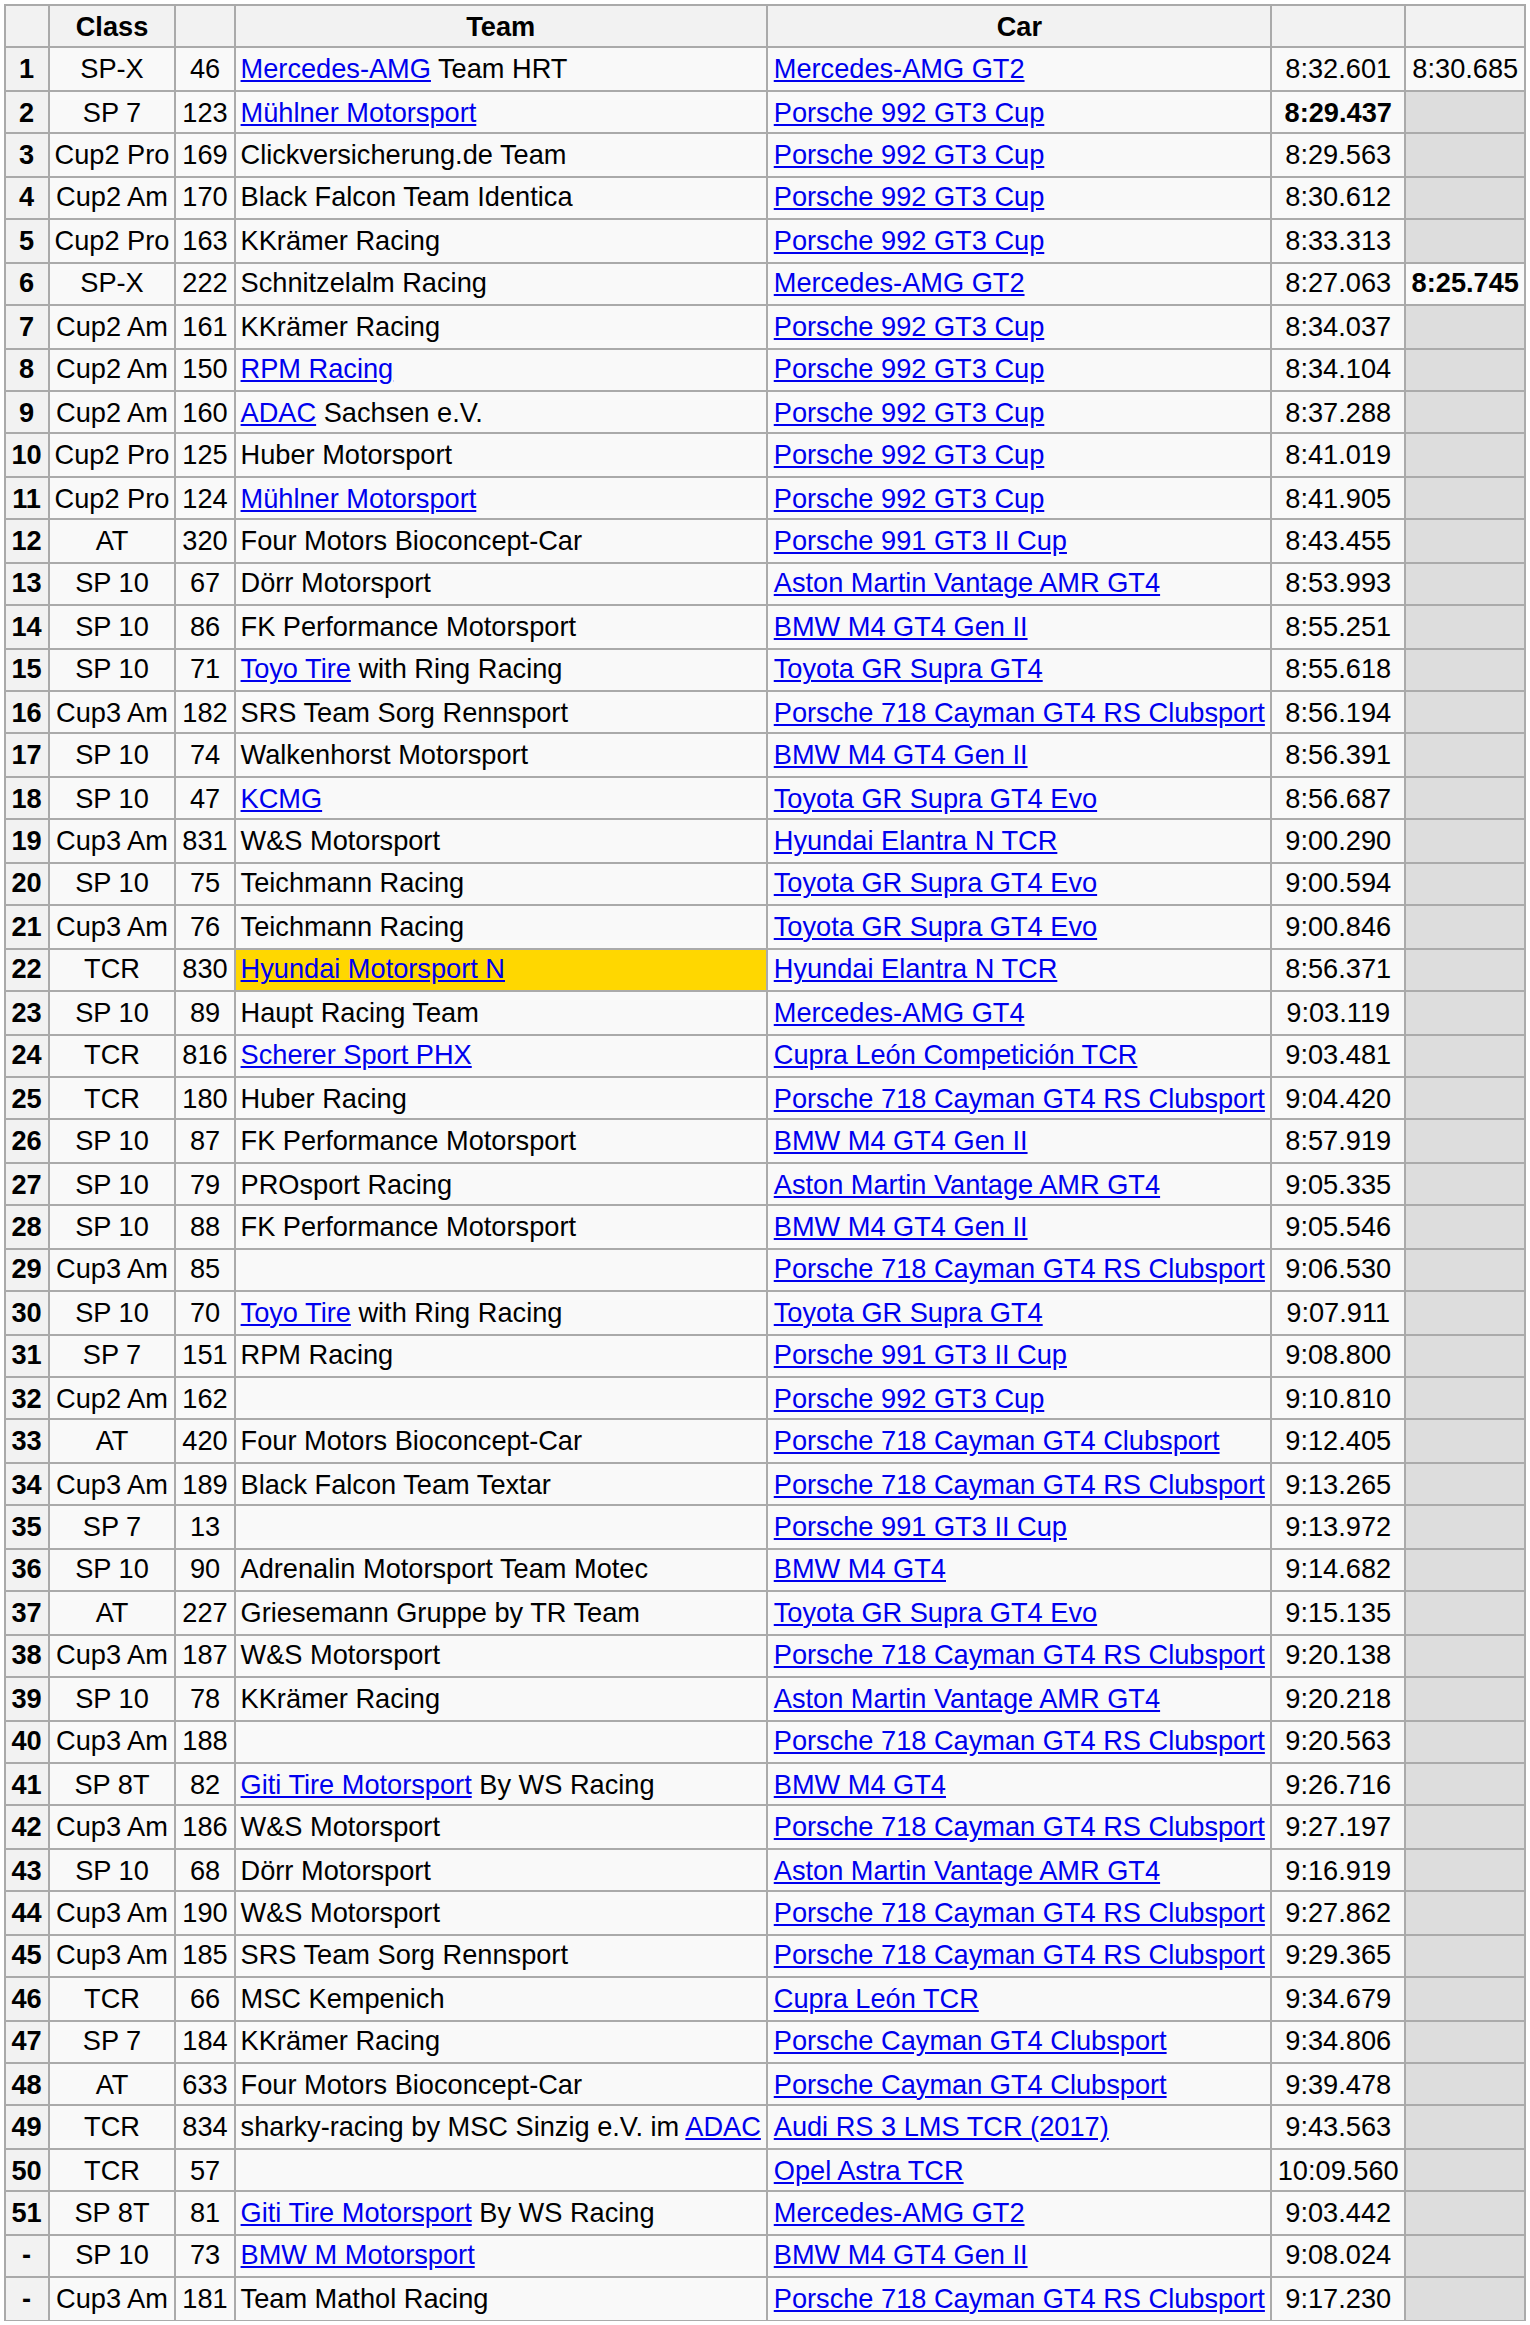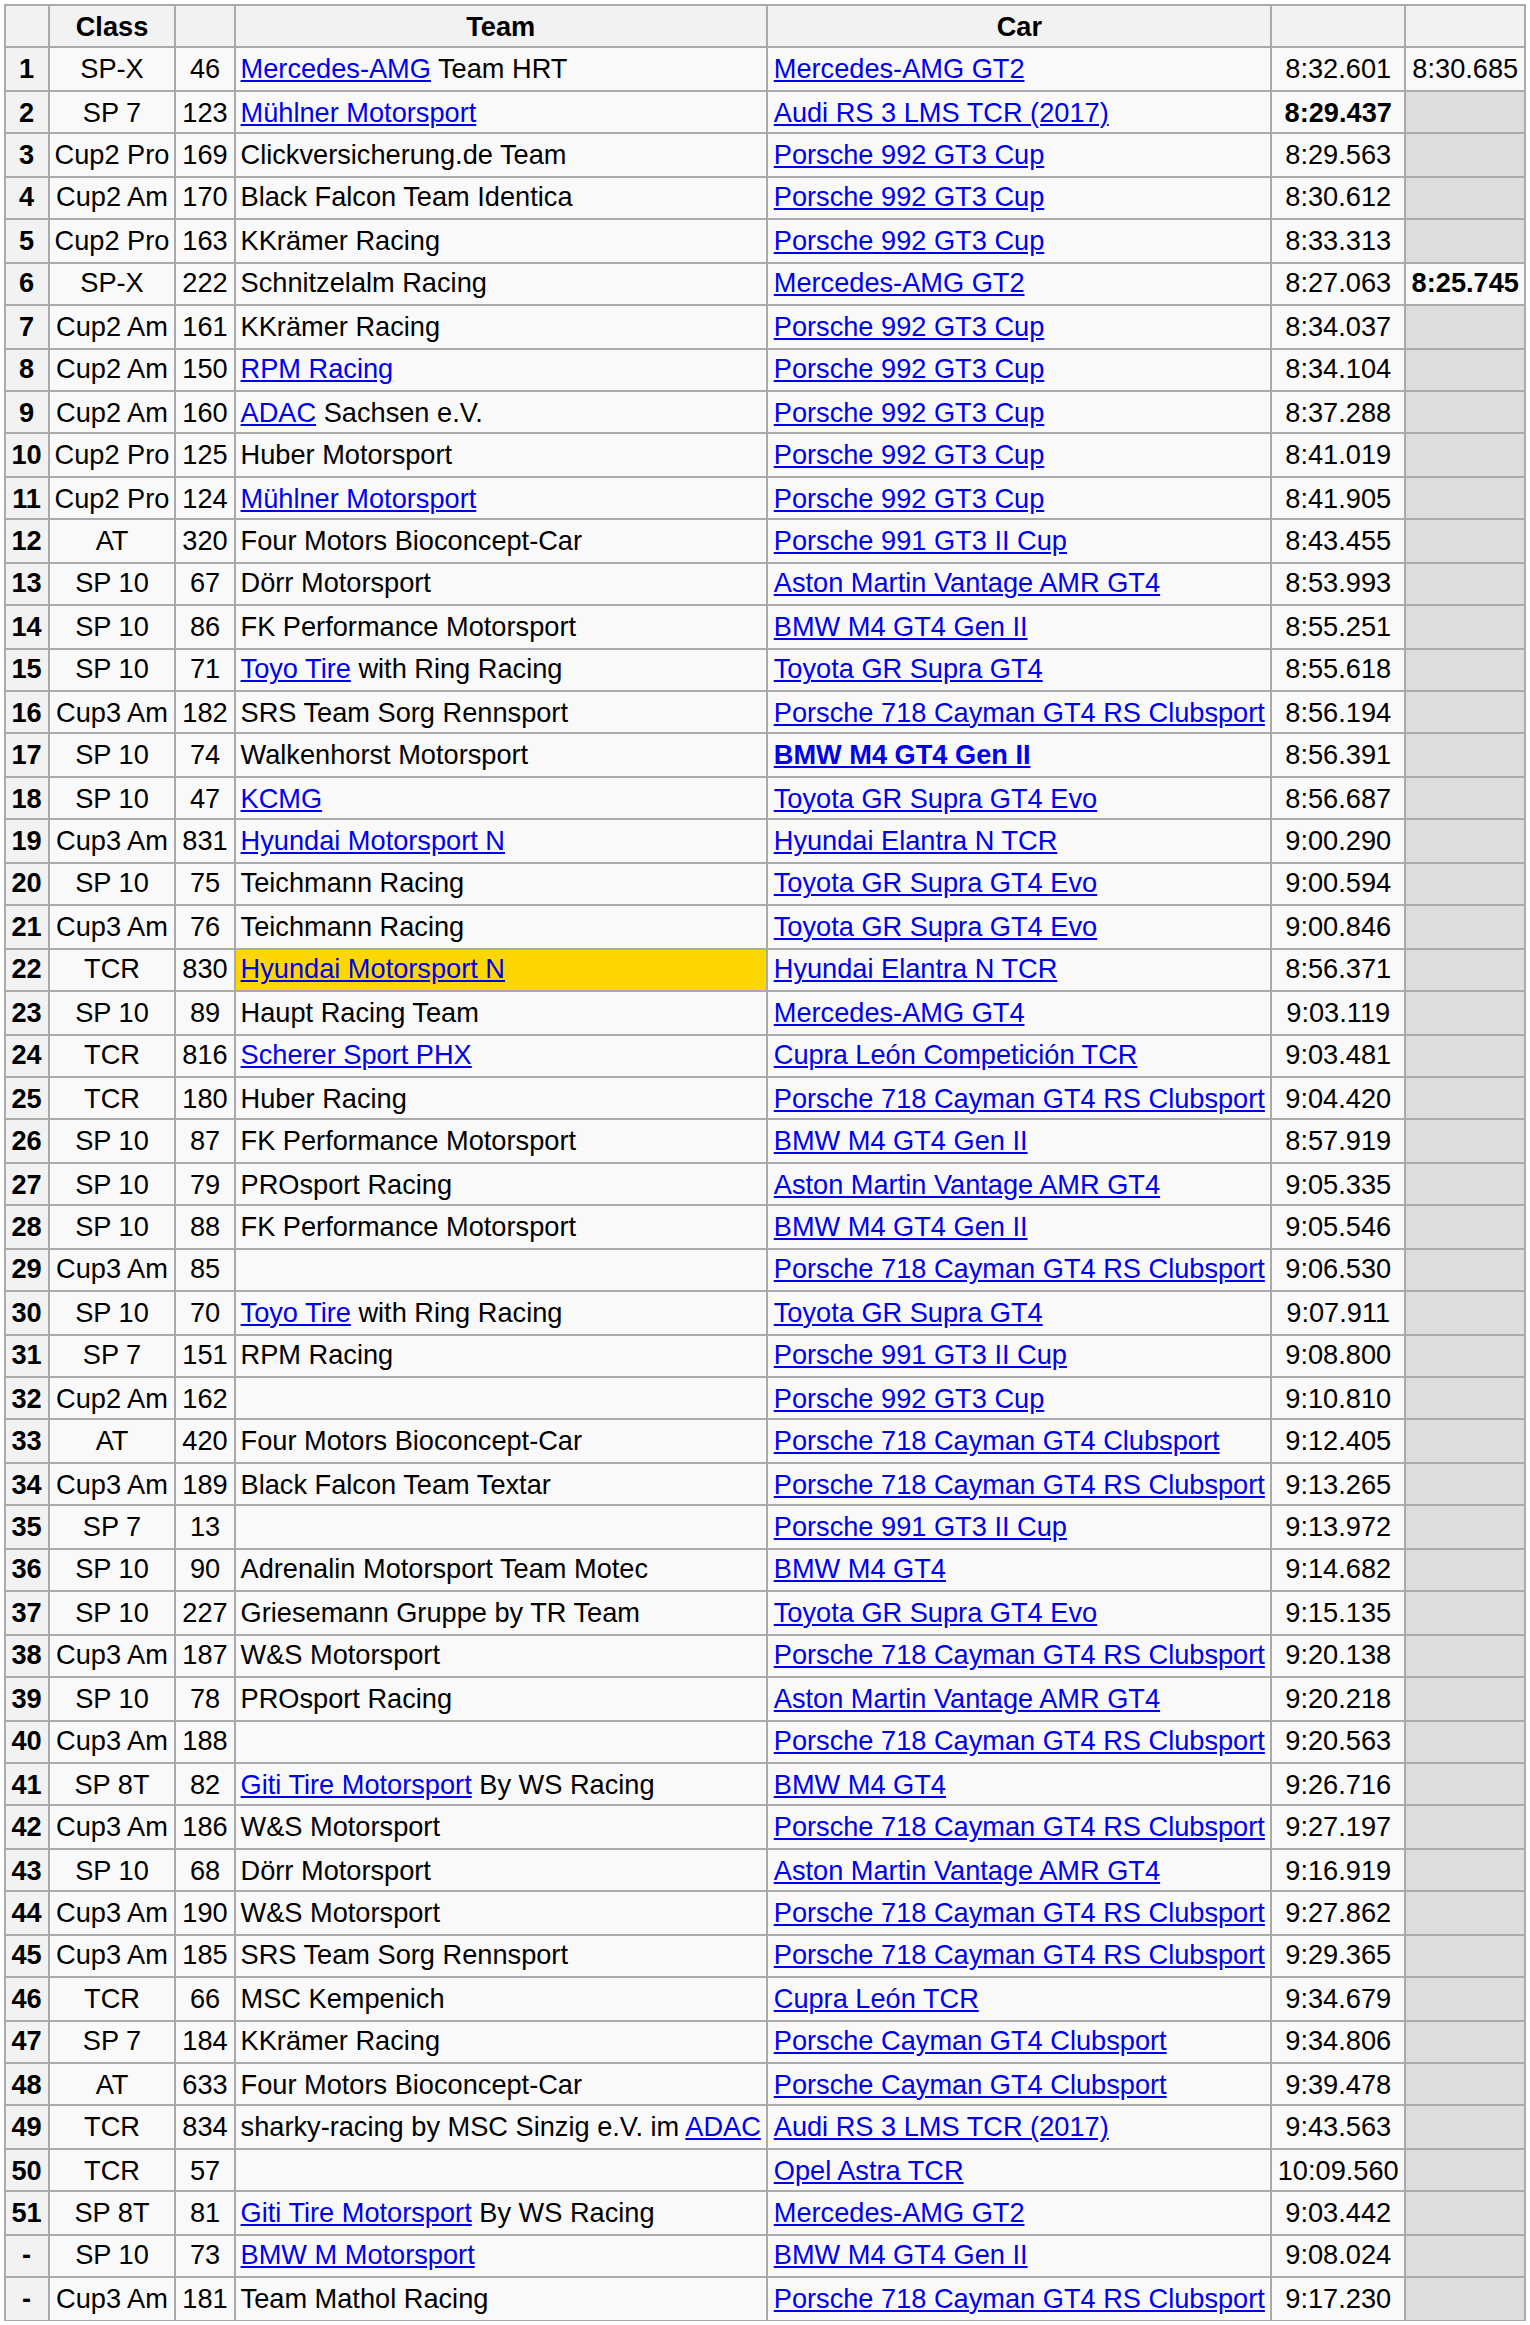(909, 112) Porsche 992 GT3 Cup -> (941, 112) Audi RS 3 LMS TCR (2017)
(901, 755) normal -> (902, 755) bold
(340, 841) W&S Motorsport -> (373, 841) Hyundai Motorsport N
(112, 1612) AT -> (112, 1612) SP 10
(340, 1698) KKrämer Racing -> (346, 1698) PROsport Racing
